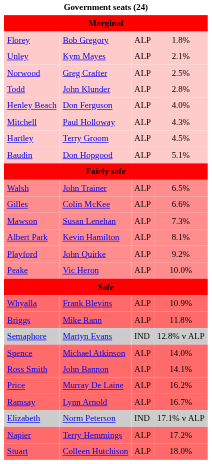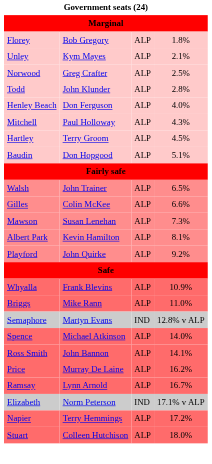- row: (18, 270)
(181, 319) 11.8% -> (181, 303) 11.0%
